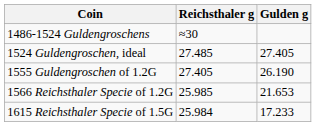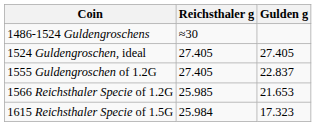(196, 53) 27.485 -> (196, 53) 27.405
(277, 72) 26.190 -> (277, 72) 22.837
(277, 111) 17.233 -> (277, 111) 17.323
